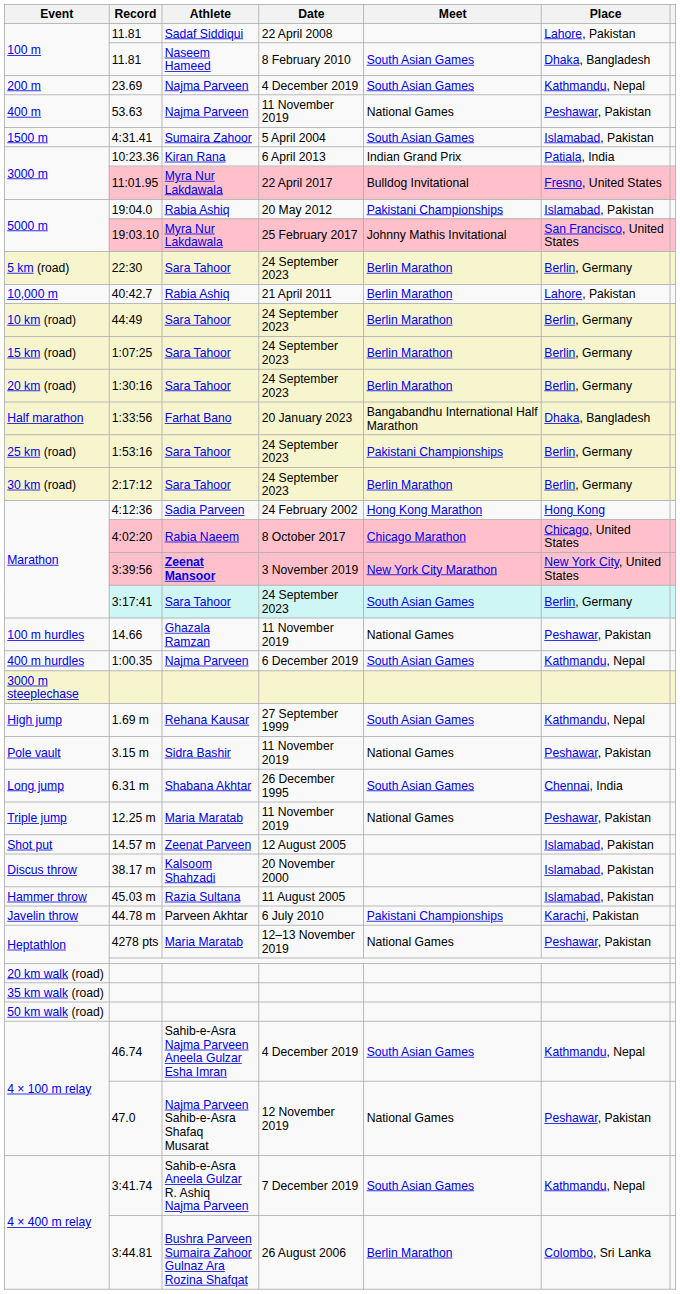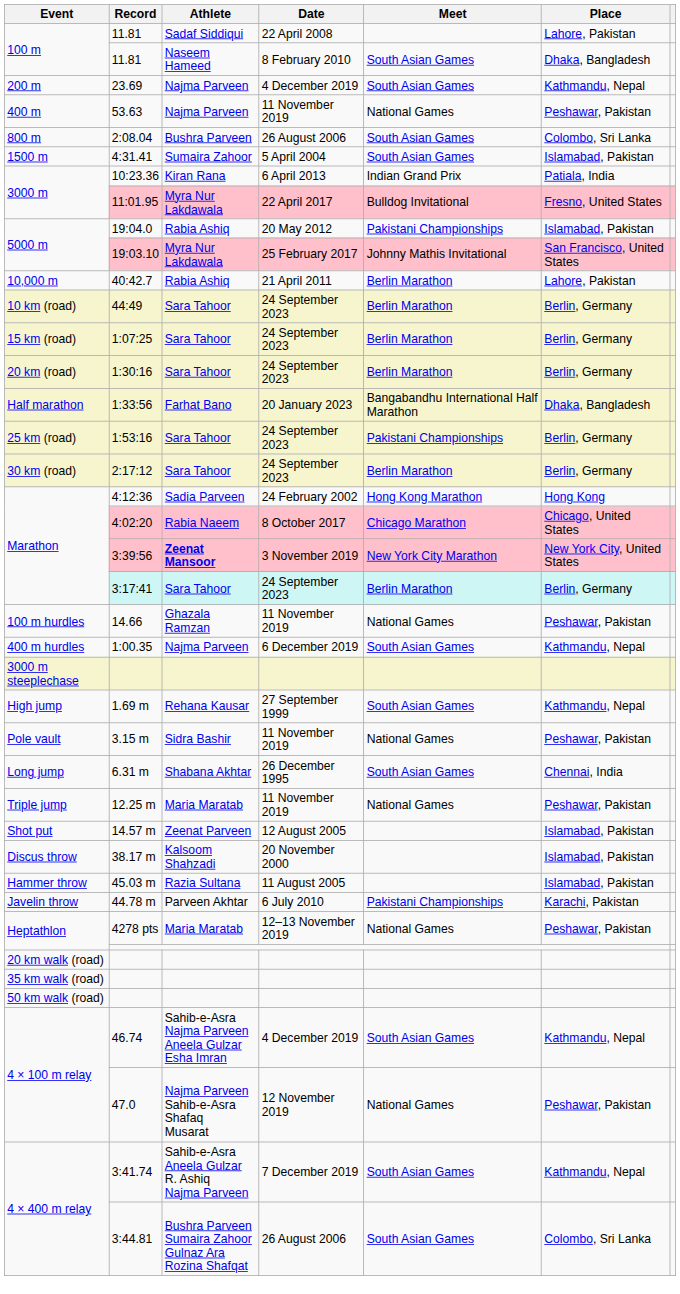+ row: (24, 138)
- row: (38, 268)
(420, 602) South Asian Games -> (410, 588) Berlin Marathon
(410, 1252) Berlin Marathon -> (420, 1239) South Asian Games
